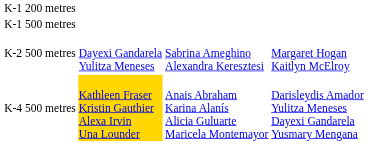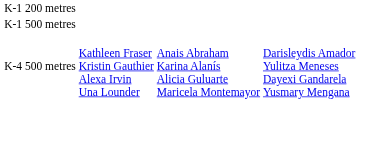- row: (40, 53)
(116, 114) gold background -> (116, 72) no background
